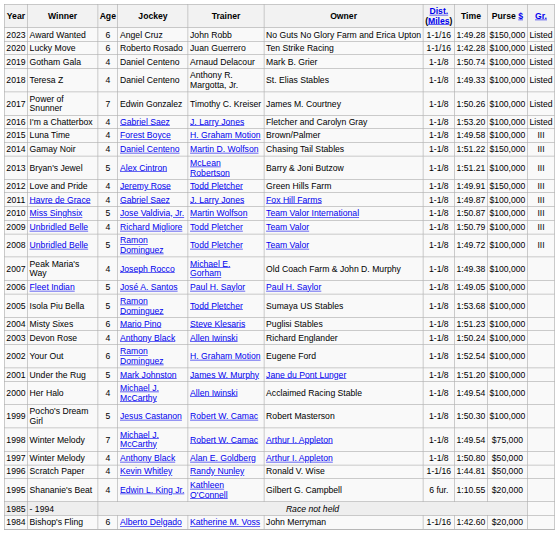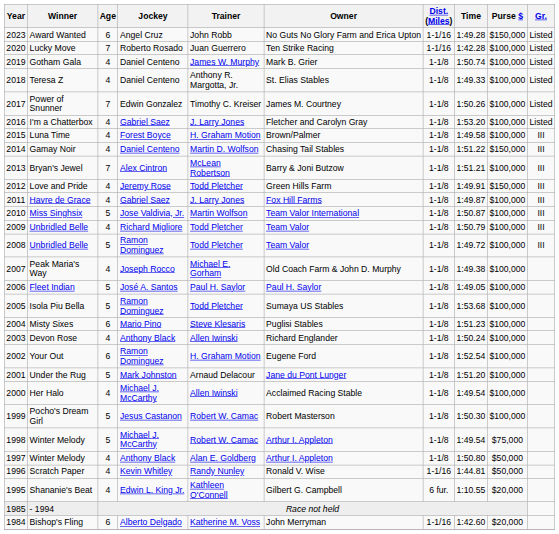(108, 48) 6 -> (108, 48) 7
(222, 62) Arnaud Delacour -> (225, 62) James W. Murphy
(108, 168) 5 -> (108, 168) 7
(225, 375) James W. Murphy -> (222, 375) Arnaud Delacour
(108, 440) 7 -> (108, 440) 5
